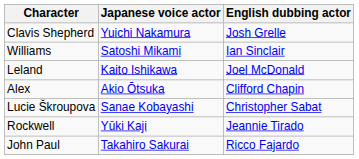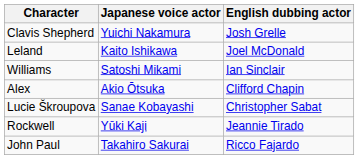rows swapped: (29, 51) <-> (25, 70)
